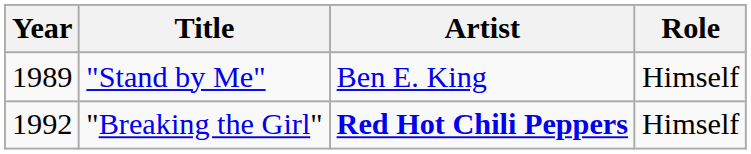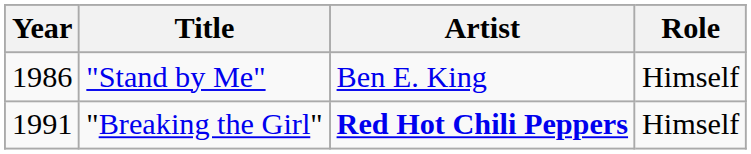(42, 76) 1989 -> (42, 76) 1986
(42, 124) 1992 -> (42, 124) 1991
